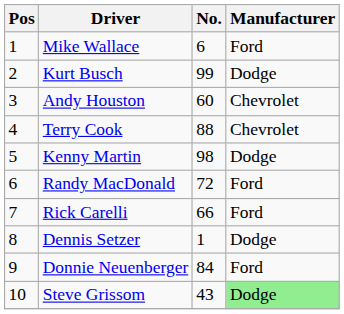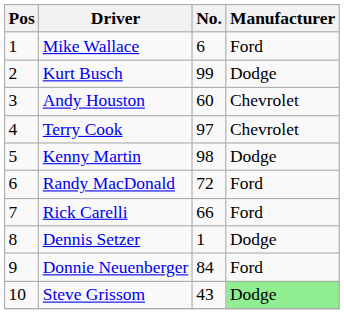(205, 128) 88 -> (205, 128) 97
